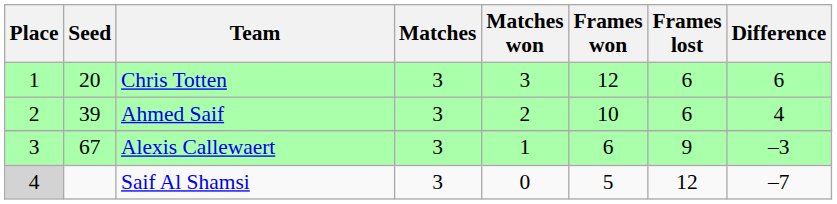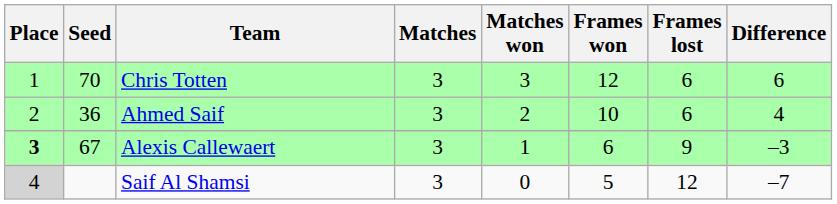(90, 79) 20 -> (90, 79) 70
(90, 113) 39 -> (90, 113) 36
(34, 147) normal -> (34, 147) bold
